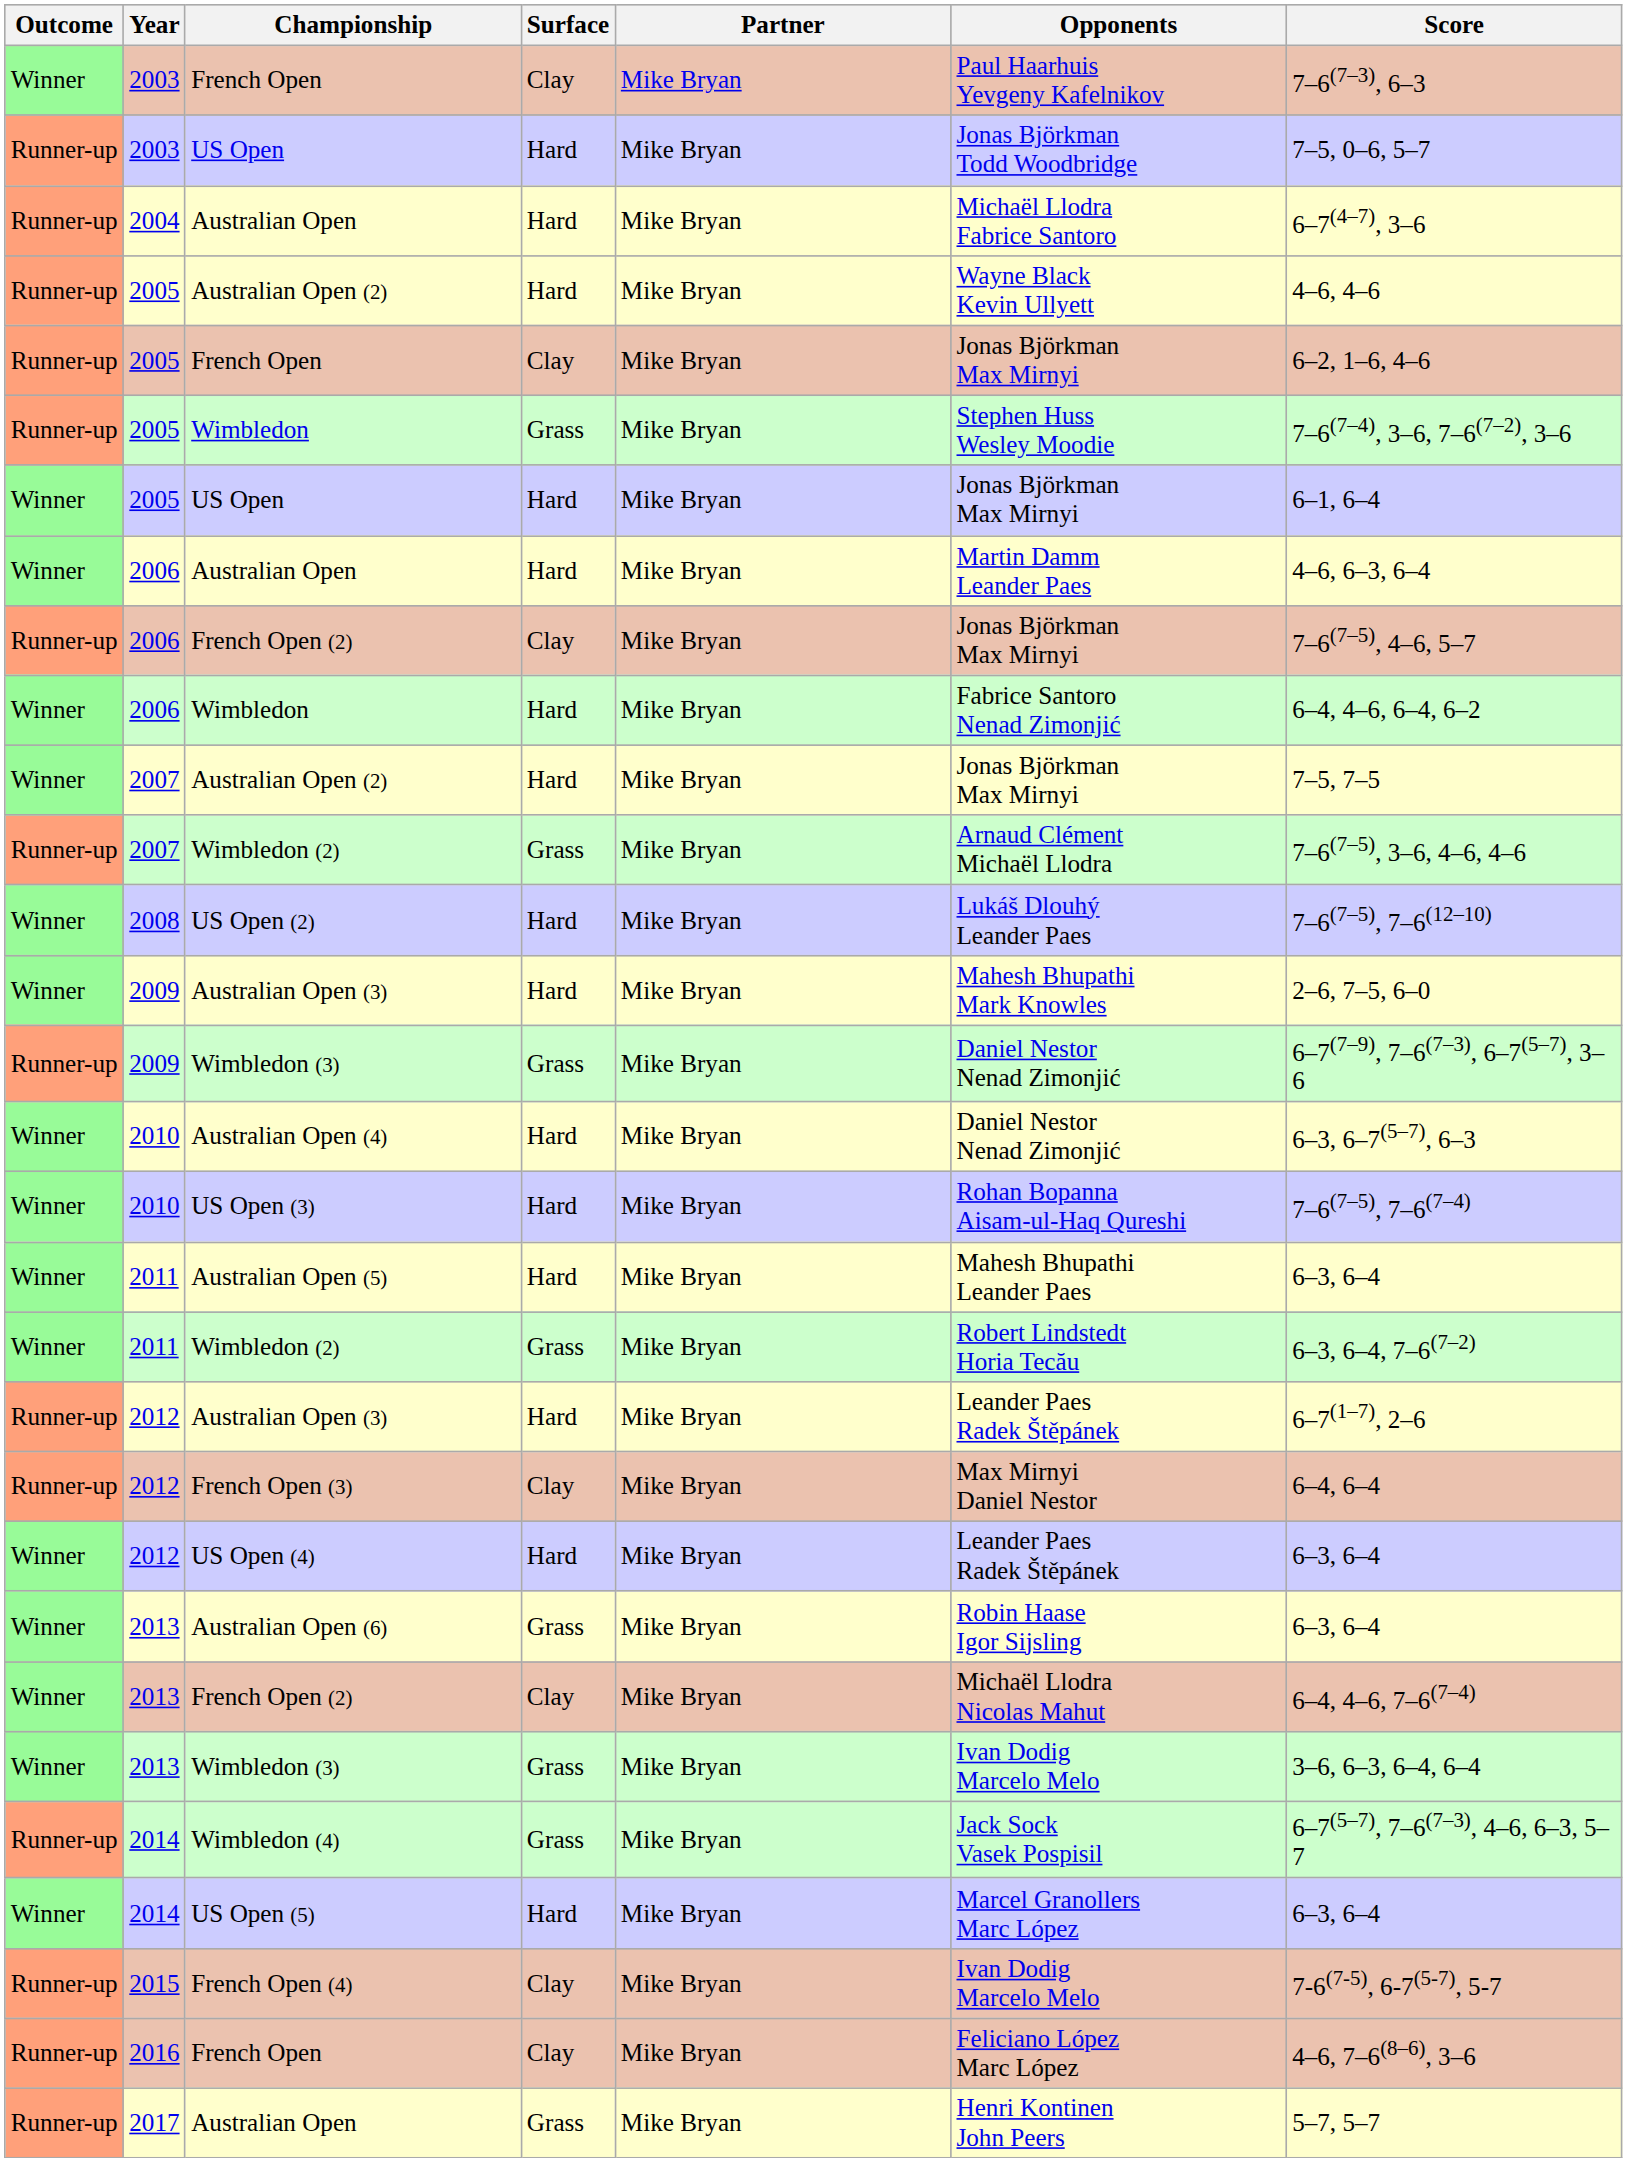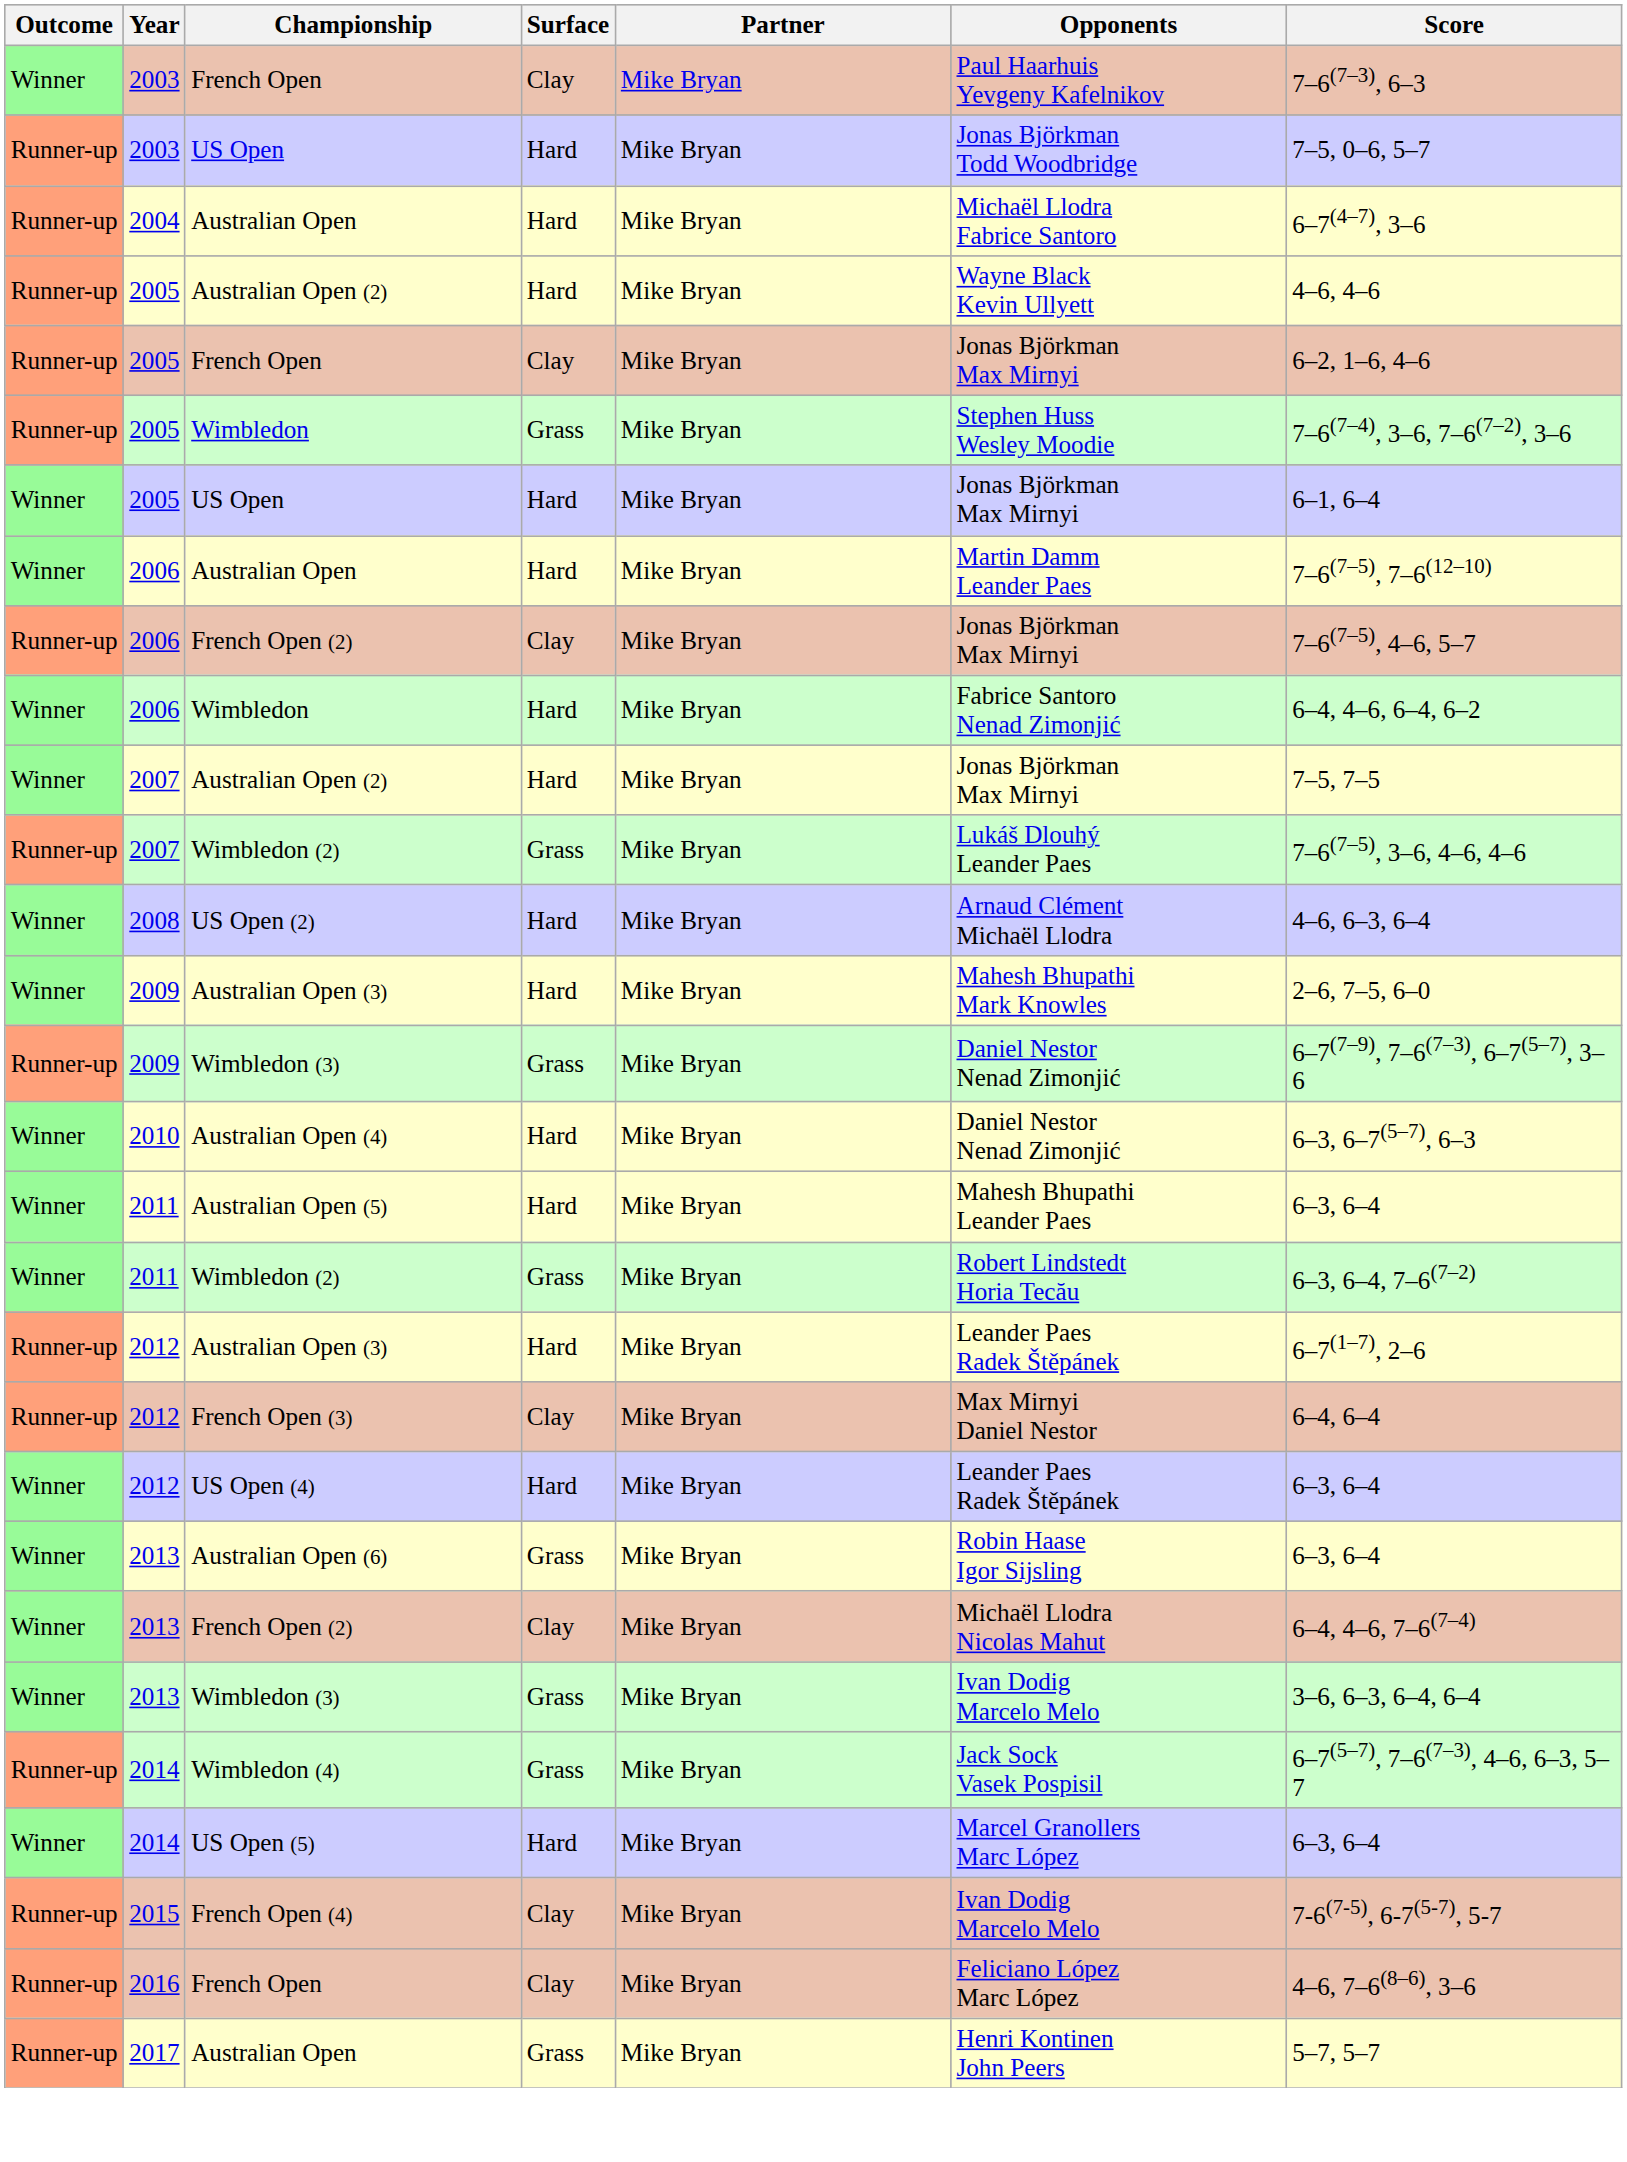(1361, 569) 4–6, 6–3, 6–4 -> (1392, 569) 7–6(7–5), 7–6(12–10)
(1040, 849) Arnaud Clément Michaël Llodra -> (1028, 849) Lukáš Dlouhý Leander Paes
(1028, 919) Lukáš Dlouhý Leander Paes -> (1040, 919) Arnaud Clément Michaël Llodra
(1392, 919) 7–6(7–5), 7–6(12–10) -> (1361, 919) 4–6, 6–3, 6–4
- row: (154, 1205)
